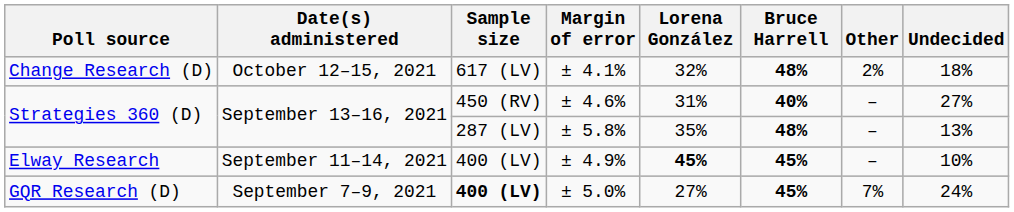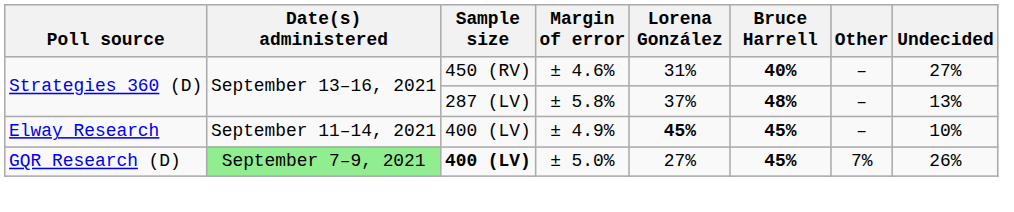- row: (593, 71)
(691, 131) 35% -> (680, 101) 37%
(334, 191) no background -> (324, 161) lightgreen background
(956, 191) 24% -> (945, 161) 26%
